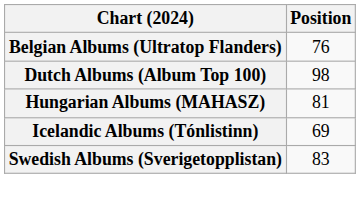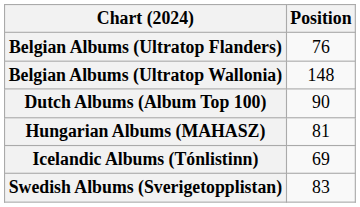+ row: (145, 74)
(321, 74) 98 -> (321, 103) 90
